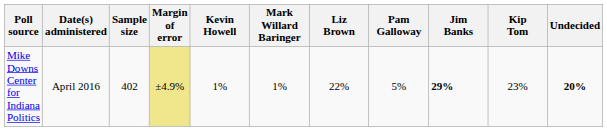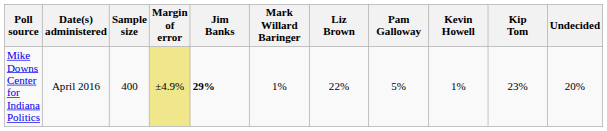columns swapped: (458, 25) <-> (220, 25)
(129, 86) 402 -> (129, 86) 400
(575, 86) bold -> (575, 86) normal
